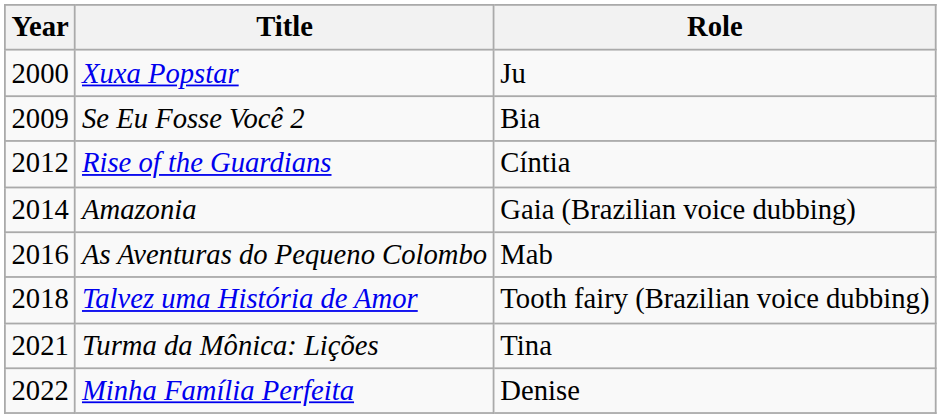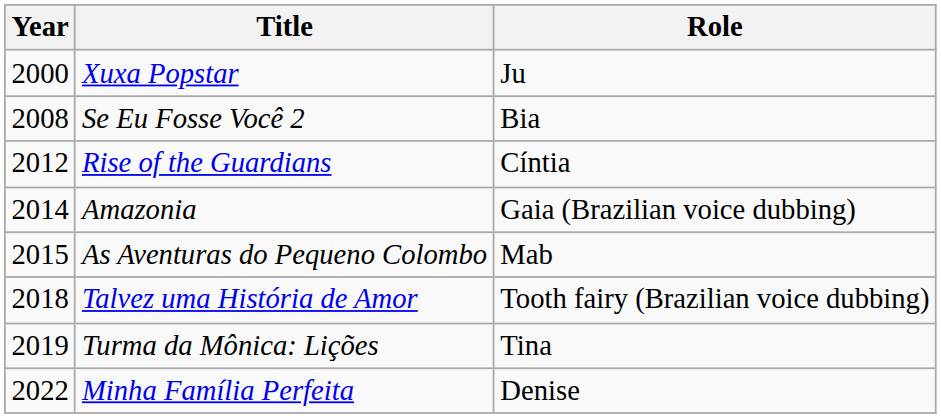(40, 118) 2009 -> (40, 118) 2008
(40, 254) 2016 -> (40, 254) 2015
(40, 345) 2021 -> (40, 345) 2019
